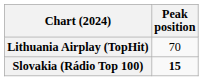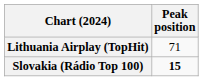(175, 47) 70 -> (175, 47) 71
